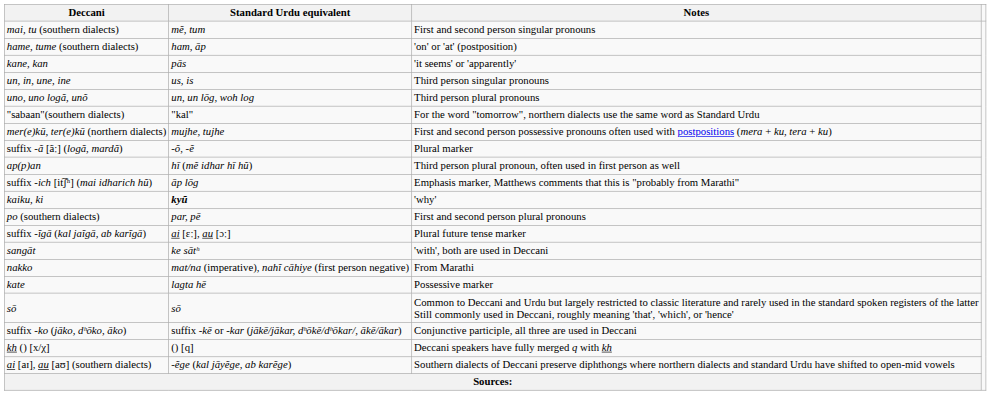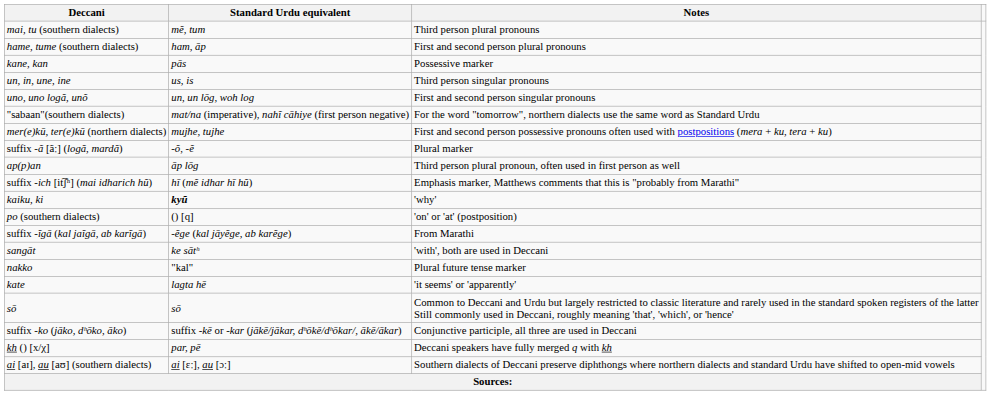(505, 30) First and second person singular pronouns -> (477, 30) Third person plural pronouns
(465, 47) 'on' or 'at' (postposition) -> (500, 47) First and second person plural pronouns
(465, 64) 'it seems' or 'apparently' -> (454, 64) Possessive marker
(477, 98) Third person plural pronouns -> (505, 98) First and second person singular pronouns
(182, 115) "kal" -> (290, 115) mat/na (imperative), nahĩ cāhiye (first person negative)
(212, 166) hī (mẽ idhar hī hũ) -> (185, 166) āp lōg
(185, 183) āp lōg -> (212, 183) hī (mẽ idhar hī hũ)
(186, 217) par, pē -> (182, 217) () [q]
(500, 217) First and second person plural pronouns -> (465, 217) 'on' or 'at' (postposition)
(201, 234) ai [ɛː], au [ɔː] -> (231, 234) -ẽge (kal jāyẽge, ab karẽge)
(470, 234) Plural future tense marker -> (444, 234) From Marathi
(290, 268) mat/na (imperative), nahĩ cāhiye (first person negative) -> (182, 268) "kal"
(444, 268) From Marathi -> (470, 268) Plural future tense marker
(454, 285) Possessive marker -> (465, 285) 'it seems' or 'apparently'
(182, 348) () [q] -> (186, 348) par, pē
(231, 365) -ẽge (kal jāyẽge, ab karẽge) -> (201, 365) ai [ɛː], au [ɔː]
